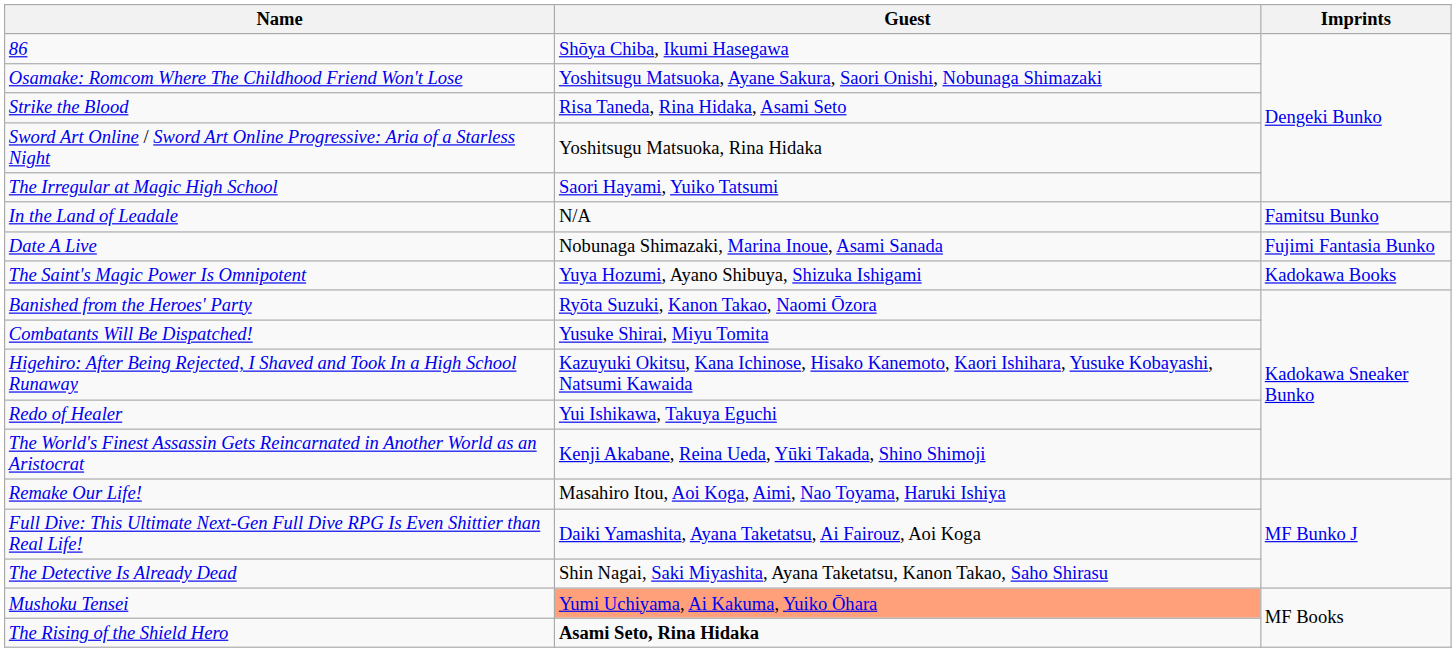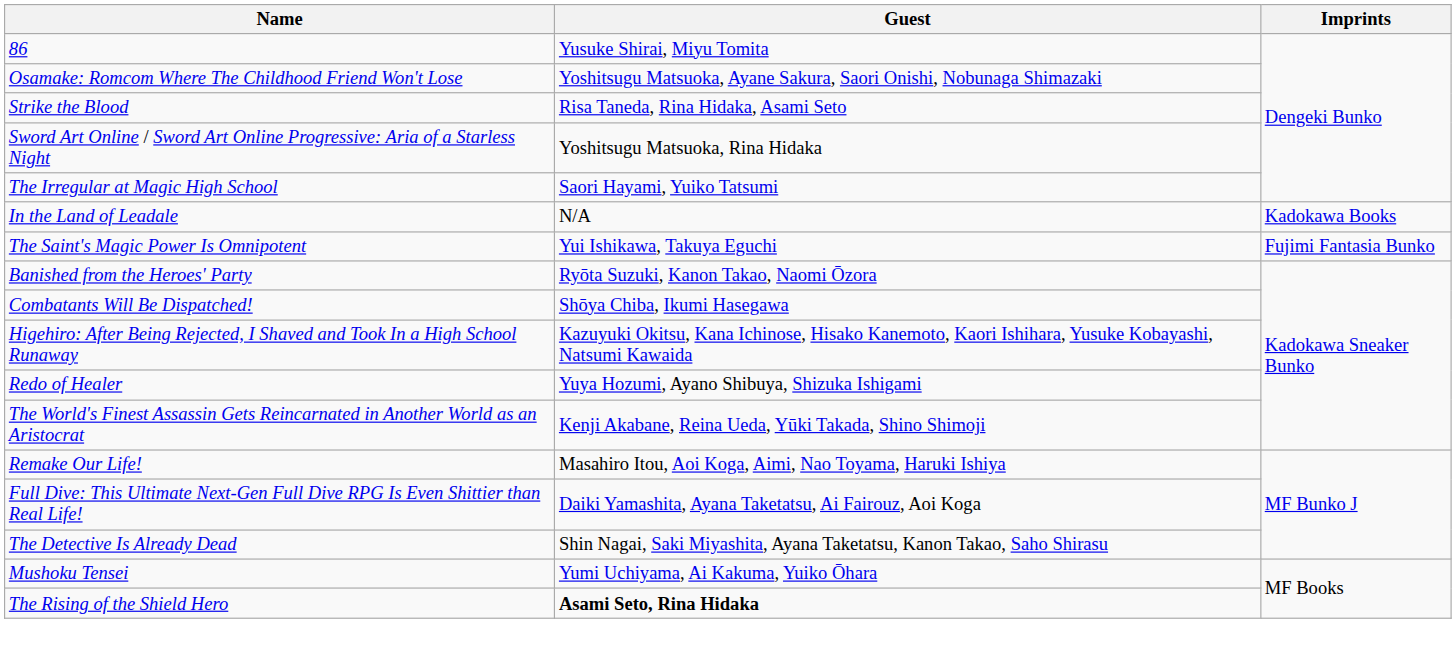(674, 48) Shōya Chiba, Ikumi Hasegawa -> (664, 48) Yusuke Shirai, Miyu Tomita
(1322, 216) Famitsu Bunko -> (1330, 216) Kadokawa Books
- row: (53, 246)
(740, 275) Yuya Hozumi, Ayano Shibuya, Shizuka Ishigami -> (668, 246) Yui Ishikawa, Takuya Eguchi
(1330, 275) Kadokawa Books -> (1350, 246) Fujimi Fantasia Bunko
(664, 334) Yusuke Shirai, Miyu Tomita -> (674, 305) Shōya Chiba, Ikumi Hasegawa
(668, 414) Yui Ishikawa, Takuya Eguchi -> (740, 384) Yuya Hozumi, Ayano Shibuya, Shizuka Ishigami
(718, 603) lightsalmon background -> (718, 573) no background
